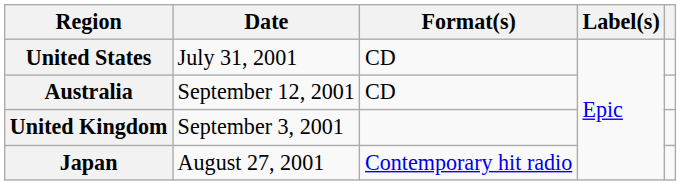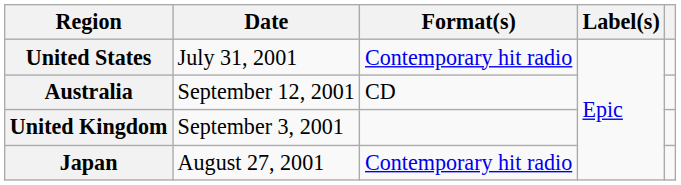(380, 57) CD -> (469, 57) Contemporary hit radio
